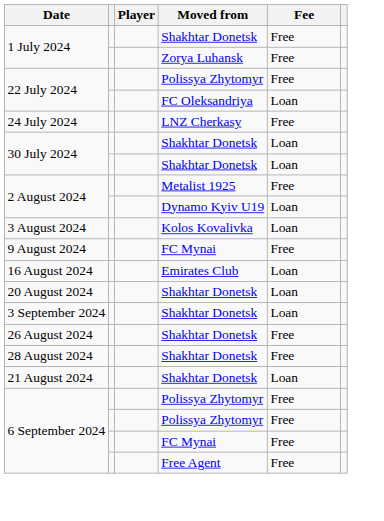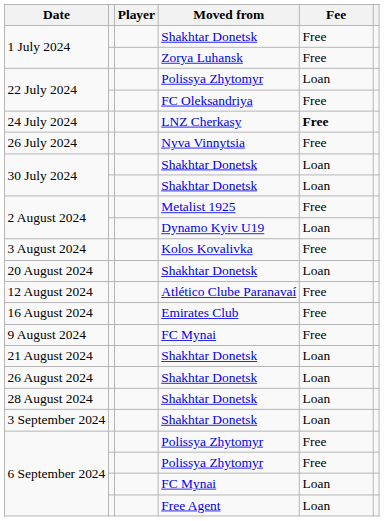(282, 79) Free -> (316, 79) Loan
(284, 100) Loan -> (314, 100) Free
(282, 121) normal -> (315, 121) bold
+ row: (42, 143)
(284, 228) Loan -> (314, 249) Free
rows swapped: (47, 249) <-> (50, 292)
+ row: (50, 292)
(284, 270) Loan -> (314, 313) Free
rows swapped: (50, 377) <-> (56, 313)
(282, 334) Free -> (316, 377) Loan
(282, 356) Free -> (316, 398) Loan
(282, 441) Free -> (316, 484) Loan
(282, 462) Free -> (316, 505) Loan
